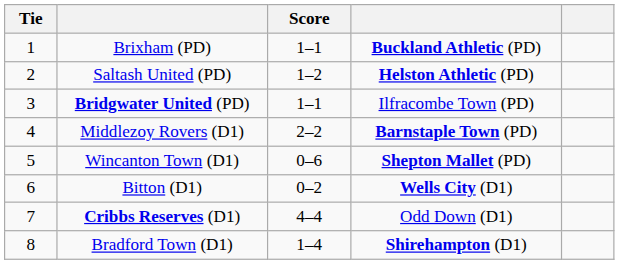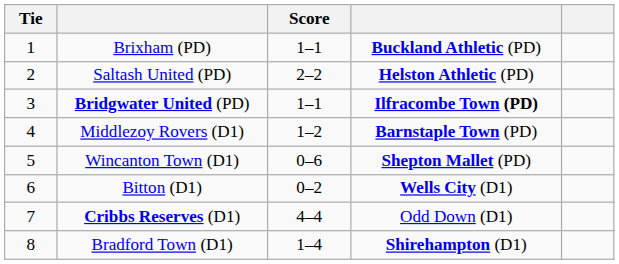(309, 75) 1–2 -> (309, 75) 2–2
(456, 103) normal -> (456, 103) bold
(309, 132) 2–2 -> (309, 132) 1–2
